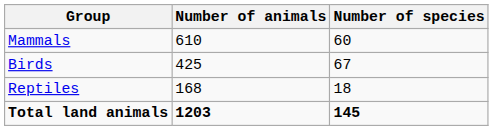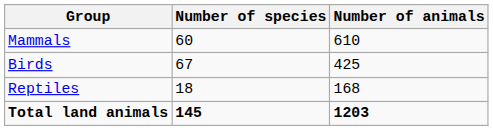columns swapped: (409, 17) <-> (251, 17)
